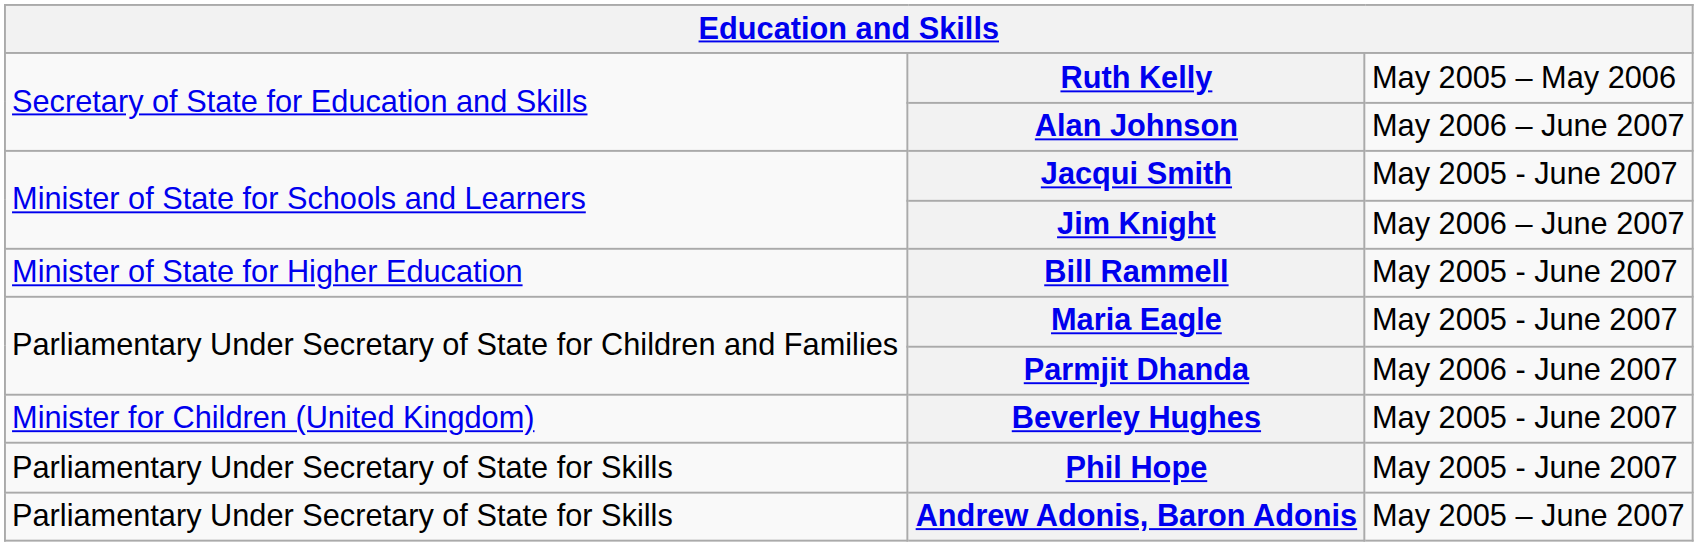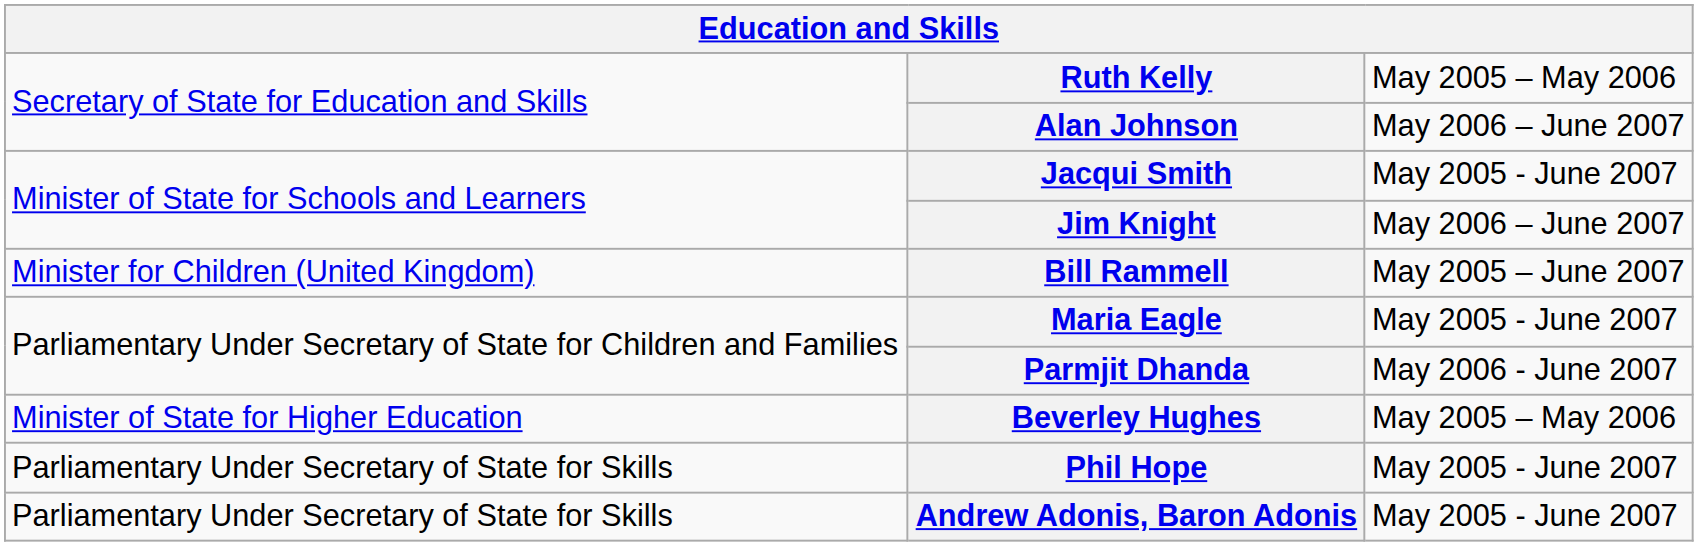(267, 272) Minister of State for Higher Education -> (273, 272) Minister for Children (United Kingdom)
(1525, 272) May 2005 - June 2007 -> (1528, 272) May 2005 – June 2007
(273, 418) Minister for Children (United Kingdom) -> (267, 418) Minister of State for Higher Education
(1525, 418) May 2005 - June 2007 -> (1524, 418) May 2005 – May 2006
(1528, 516) May 2005 – June 2007 -> (1525, 516) May 2005 - June 2007
